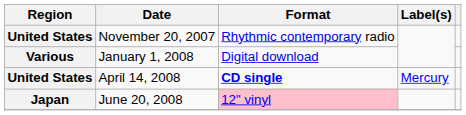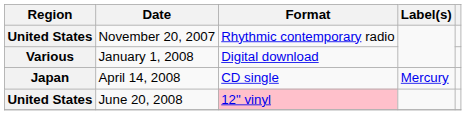(50, 78) United States -> (50, 78) Japan
(252, 78) bold -> (250, 78) normal
(50, 99) Japan -> (50, 99) United States
